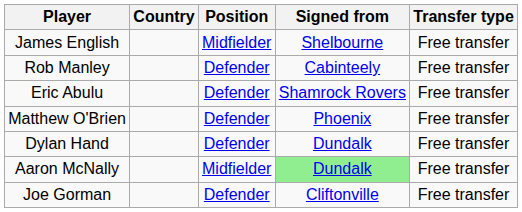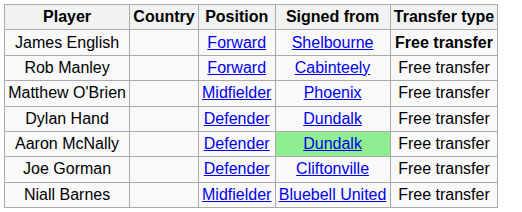(237, 42) Midfielder -> (237, 42) Forward
(464, 42) normal -> (444, 42) bold
(237, 67) Defender -> (237, 67) Forward
- row: (67, 93)
(237, 118) Defender -> (237, 93) Midfielder
(237, 169) Midfielder -> (237, 144) Defender
+ row: (67, 194)
